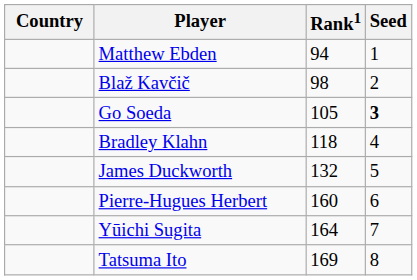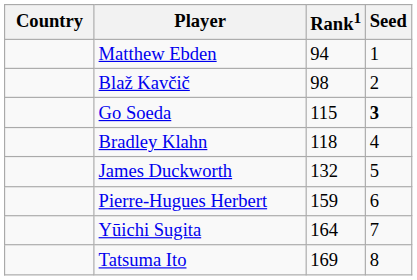(324, 112) 105 -> (324, 112) 115
(324, 200) 160 -> (324, 200) 159
